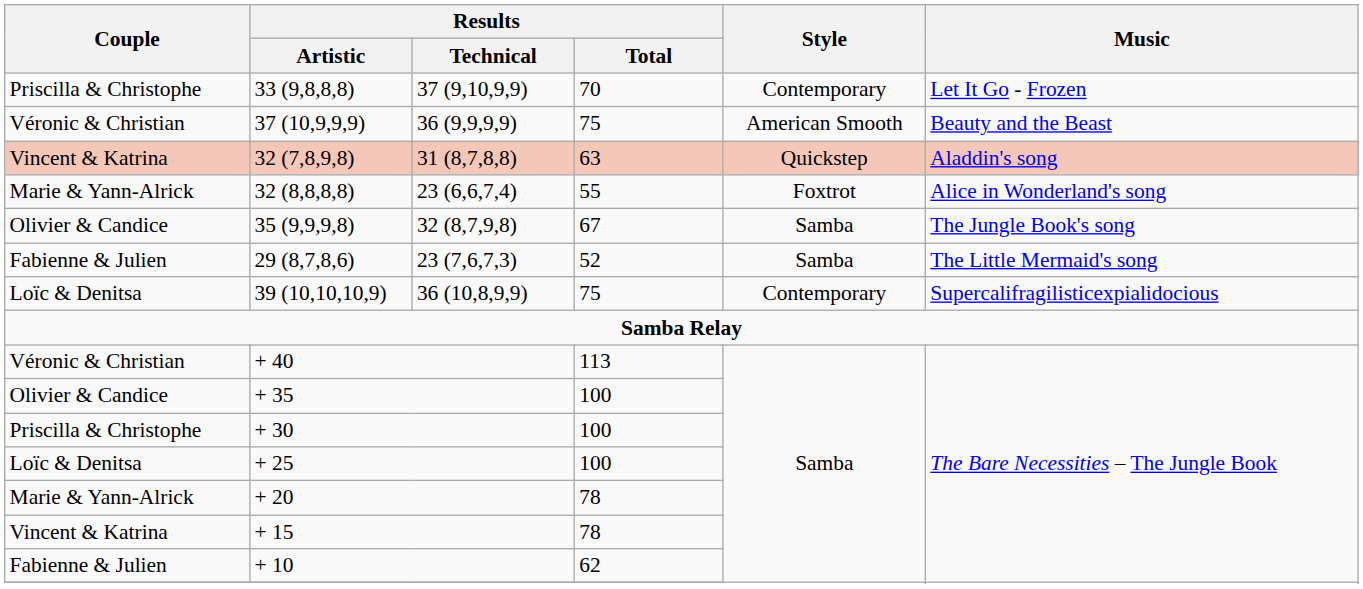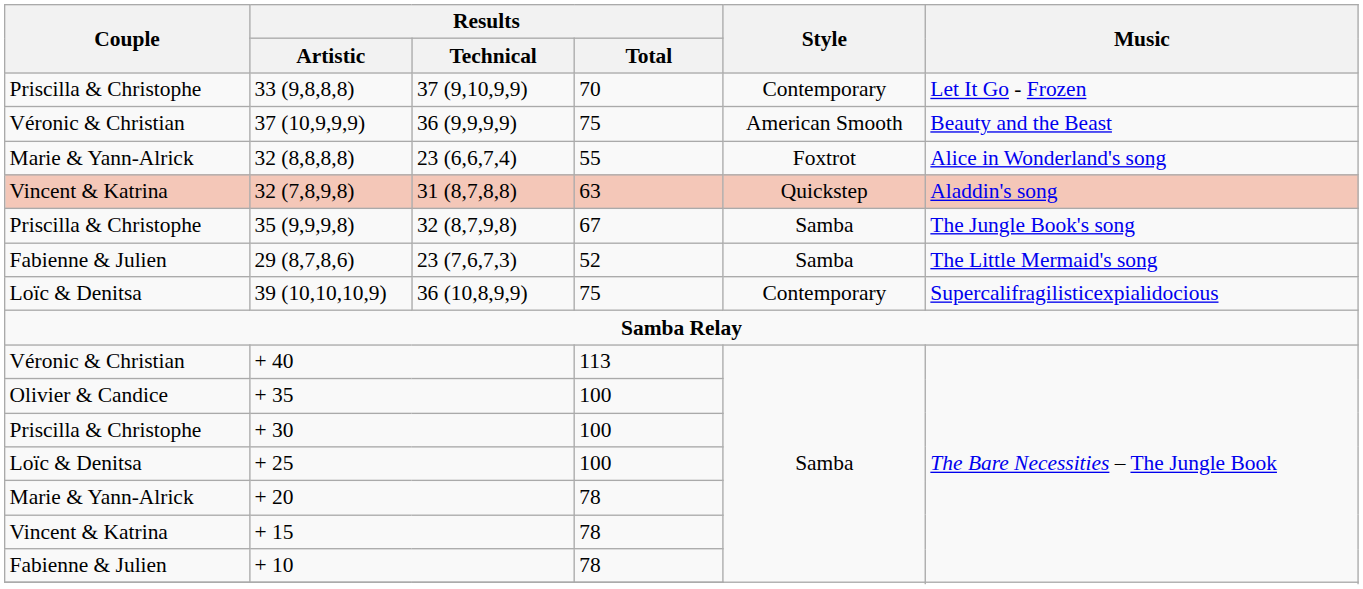rows swapped: (304, 157) <-> (304, 191)
(89, 225) Olivier & Candice -> (105, 225) Priscilla & Christophe
(590, 565) 62 -> (590, 565) 78
